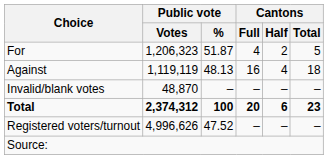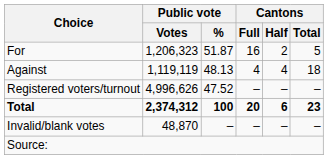(256, 51) 4 -> (253, 51) 16
(253, 70) 16 -> (256, 70) 4
rows swapped: (56, 88) <-> (74, 126)
